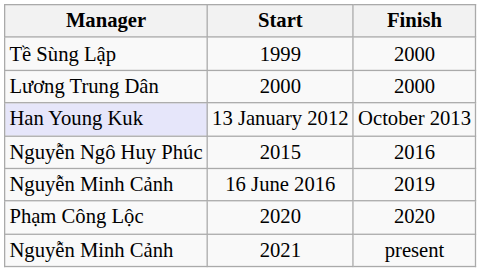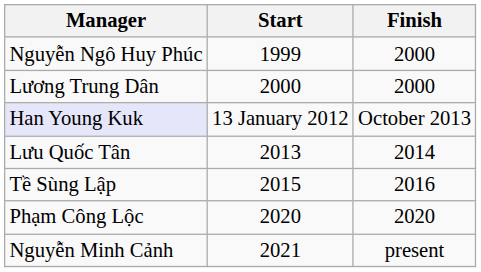(63, 53) Tề Sùng Lập -> (106, 53) Nguyễn Ngô Huy Phúc
+ row: (280, 151)
(106, 151) Nguyễn Ngô Huy Phúc -> (63, 184) Tề Sùng Lập
- row: (280, 184)
